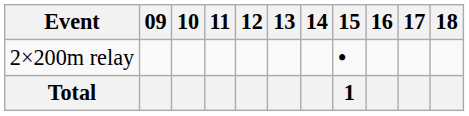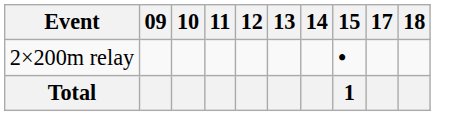- column: (382, 22)
